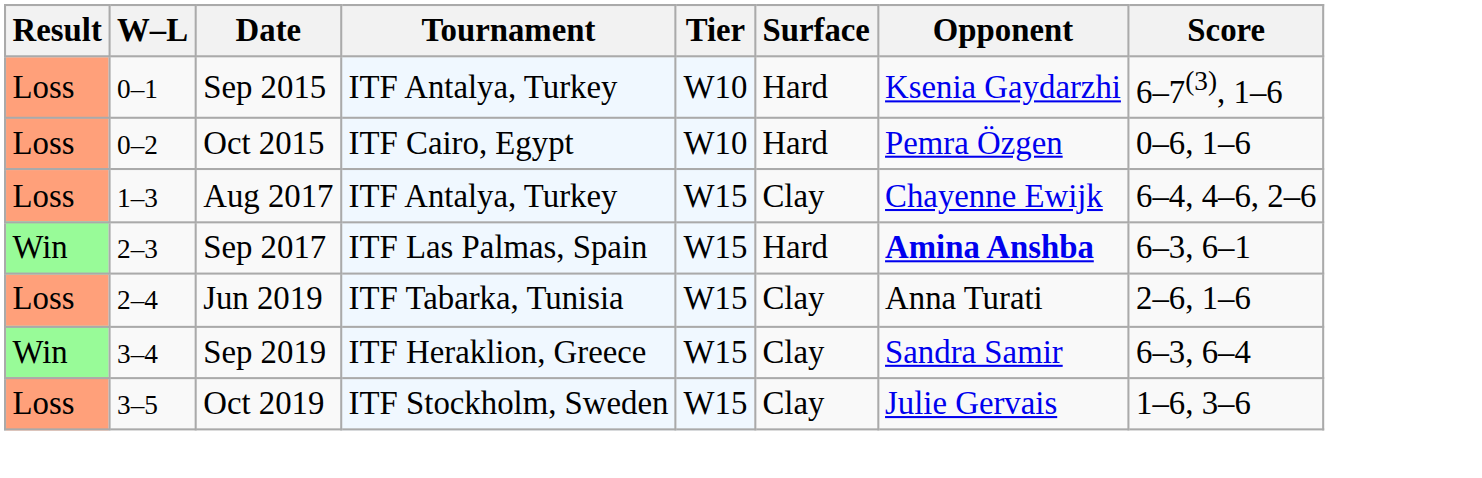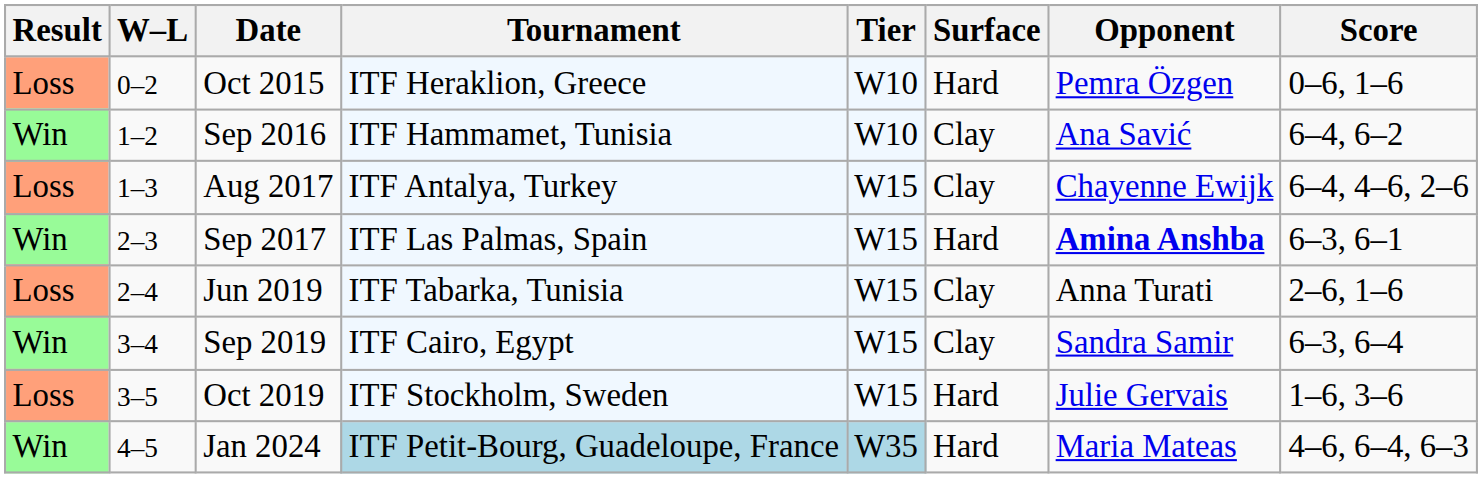- row: (265, 86)
(461, 143) ITF Cairo, Egypt -> (498, 82) ITF Heraklion, Greece
+ row: (265, 134)
(498, 351) ITF Heraklion, Greece -> (461, 342) ITF Cairo, Egypt
(793, 403) Clay -> (966, 394) Hard
+ row: (262, 446)
